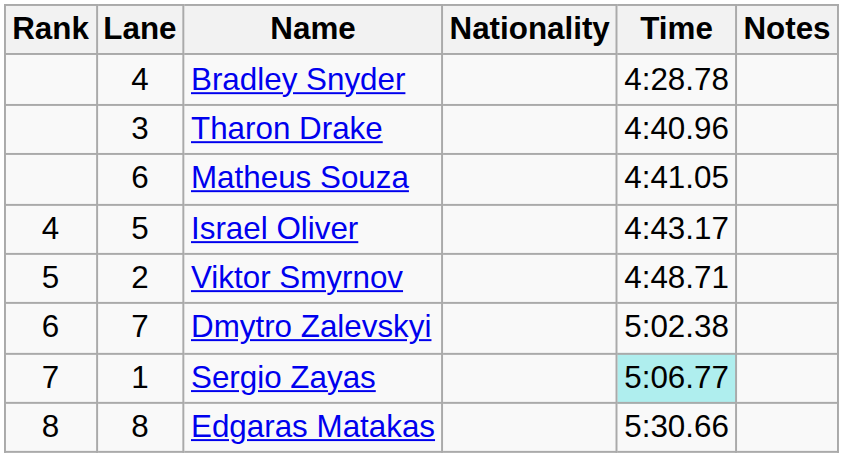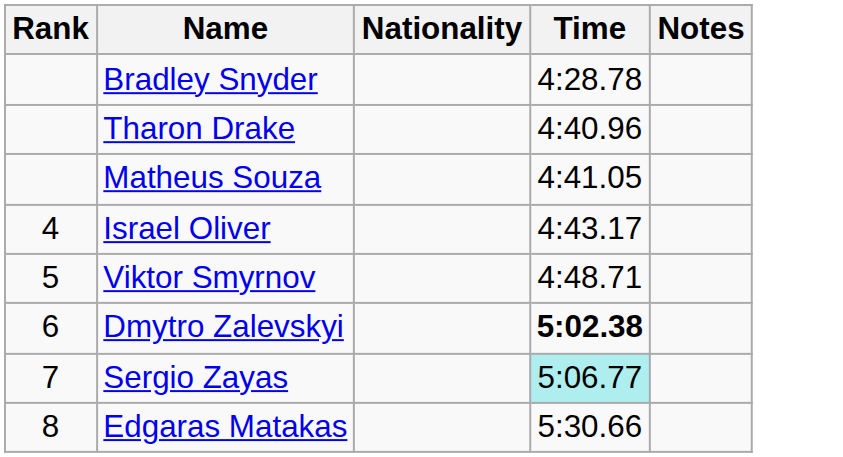- column: (140, 29)
(677, 327) normal -> (590, 327) bold
